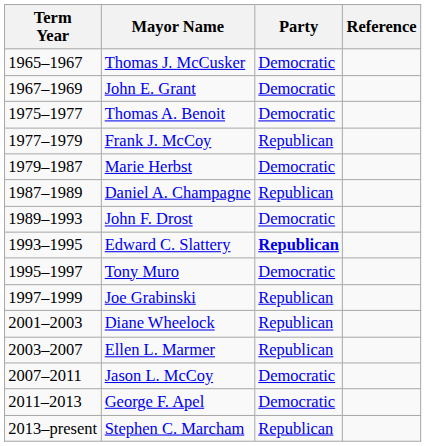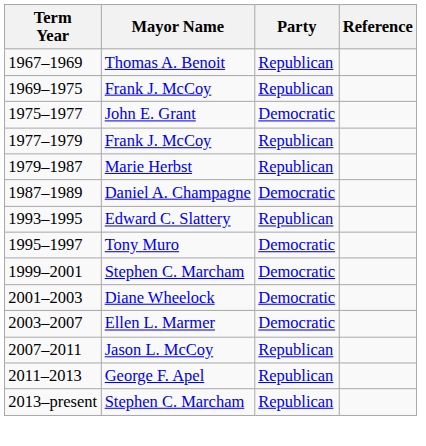- row: (45, 62)
(150, 88) John E. Grant -> (165, 62) Thomas A. Benoit
(297, 88) Democratic -> (296, 62) Republican
+ row: (45, 88)
(165, 114) Thomas A. Benoit -> (150, 114) John E. Grant
(297, 166) Democratic -> (296, 166) Republican
(296, 192) Republican -> (297, 192) Democratic
- row: (45, 219)
(299, 245) bold -> (296, 219) normal
- row: (45, 297)
+ row: (45, 271)
(296, 323) Republican -> (297, 297) Democratic
(296, 349) Republican -> (297, 323) Democratic
(297, 375) Democratic -> (296, 349) Republican
(297, 402) Democratic -> (296, 375) Republican
